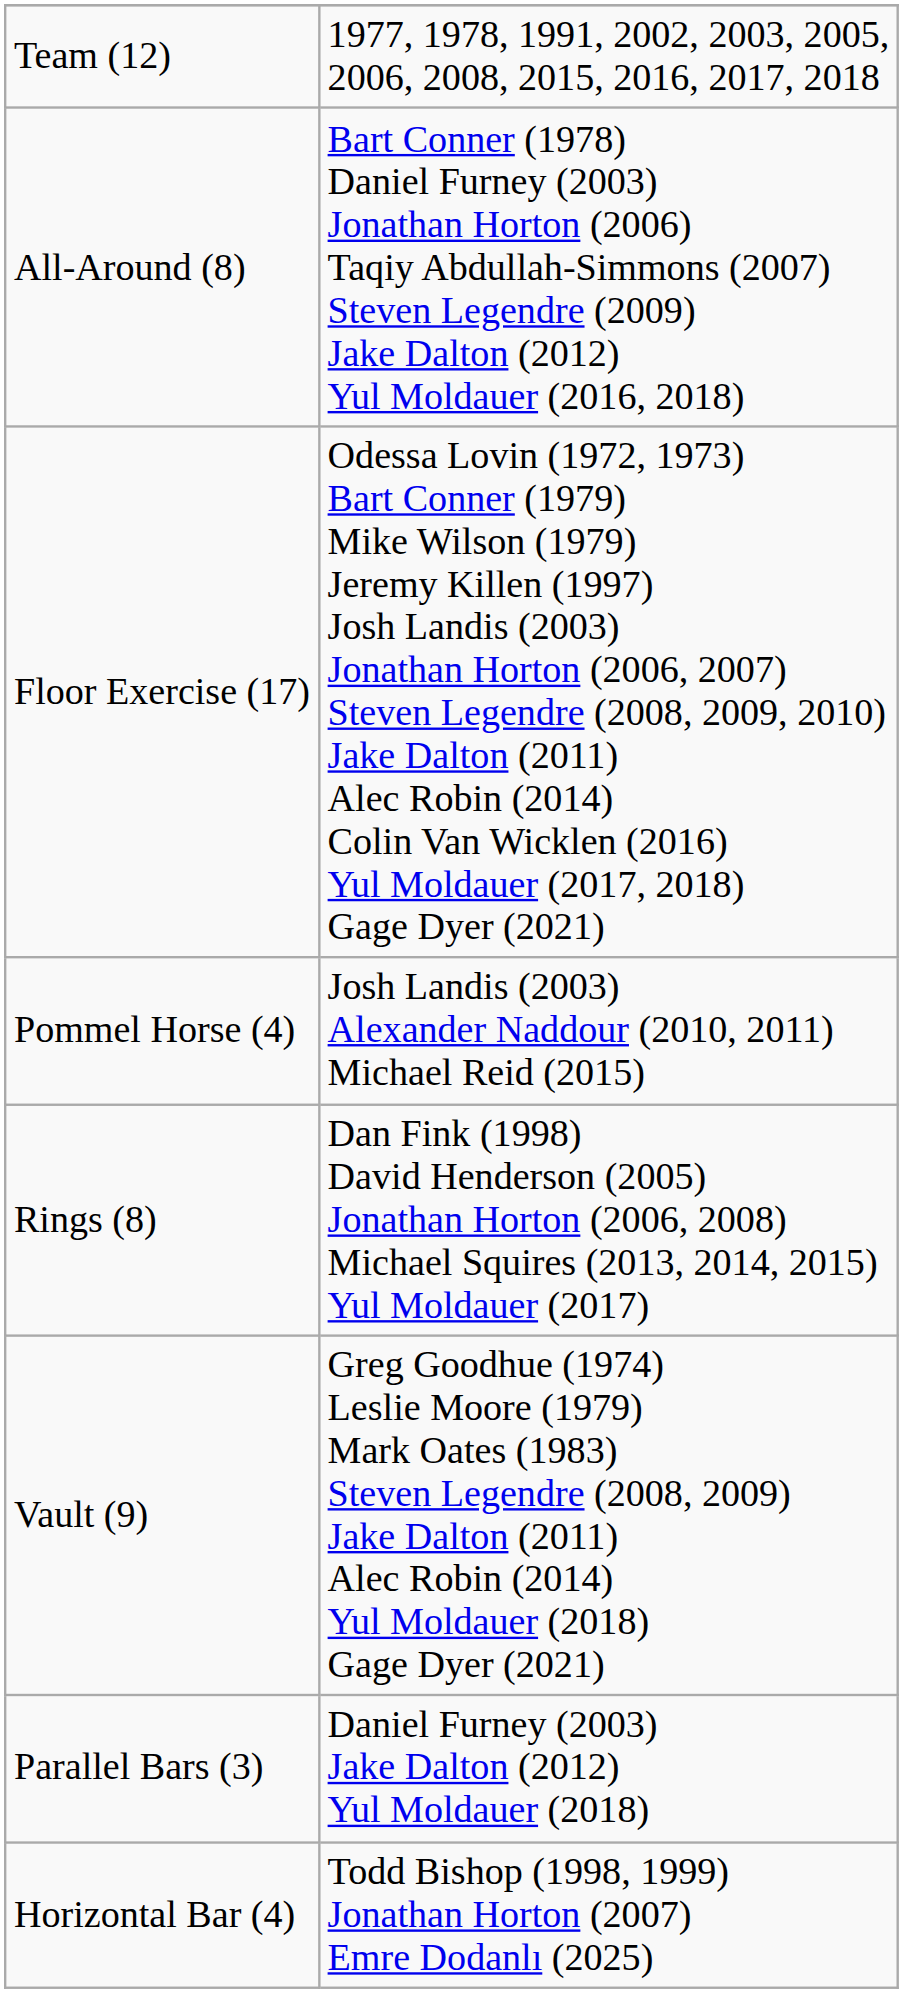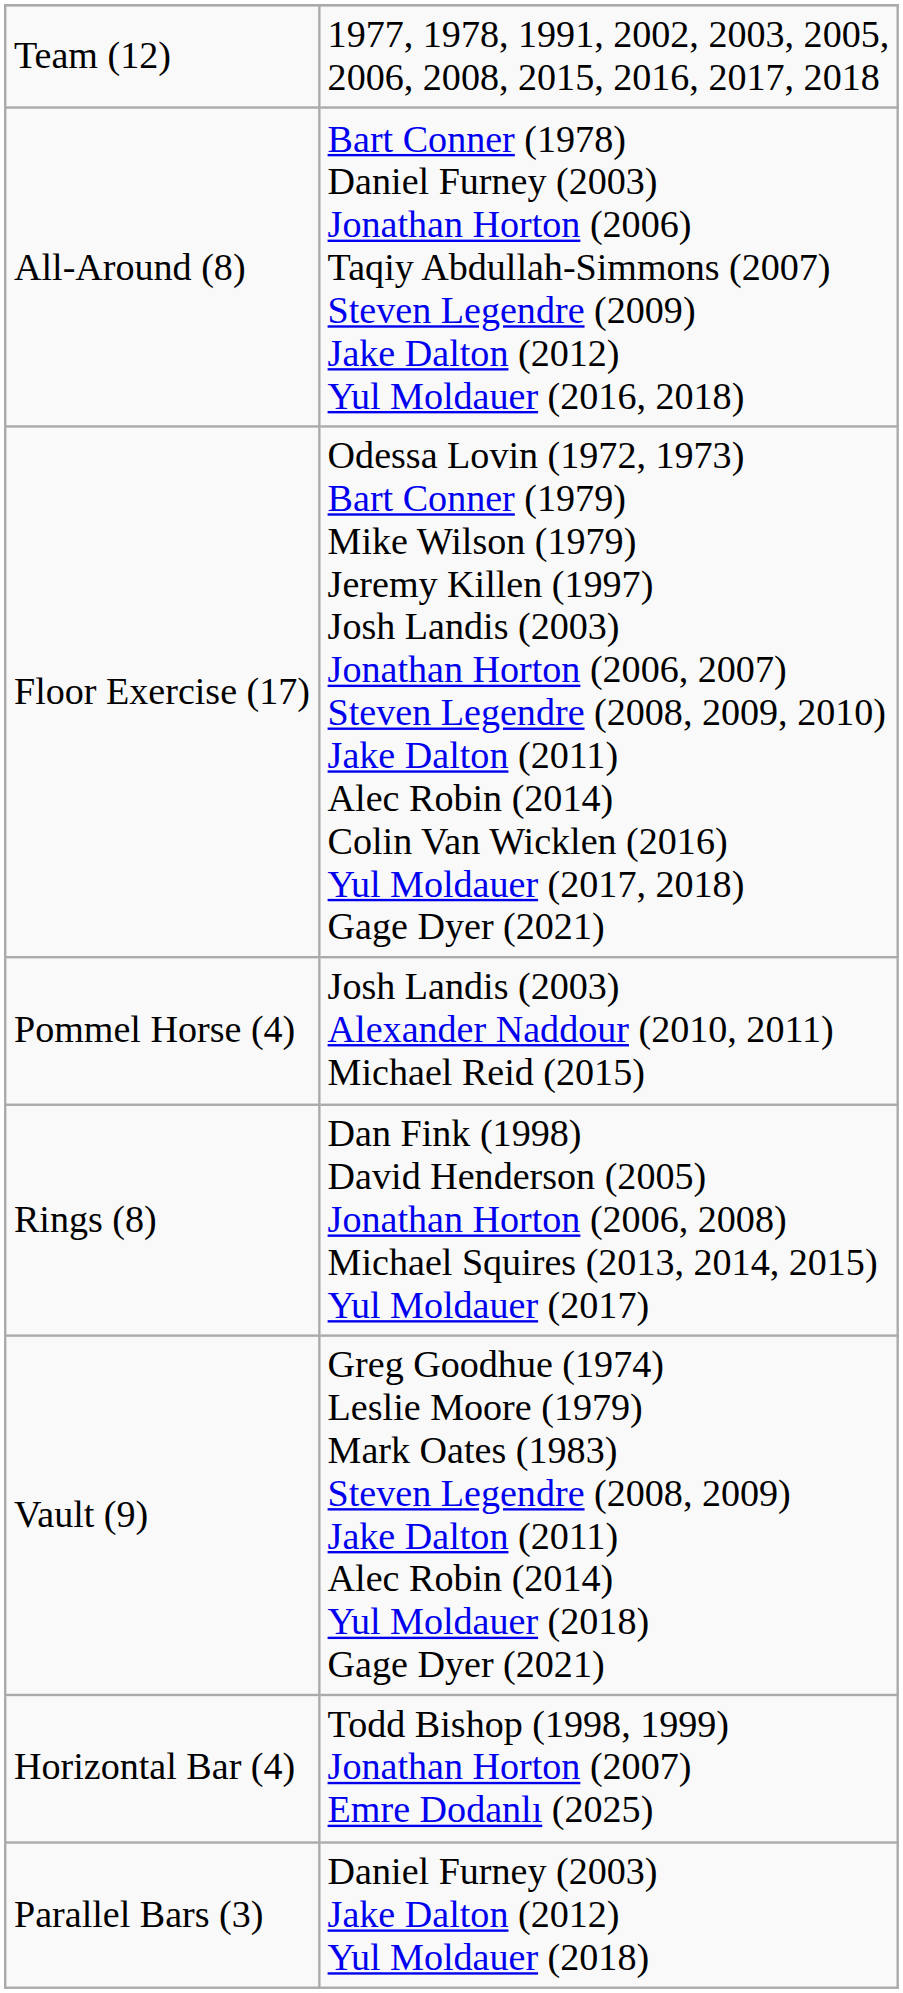rows swapped: (139, 1767) <-> (155, 1914)
